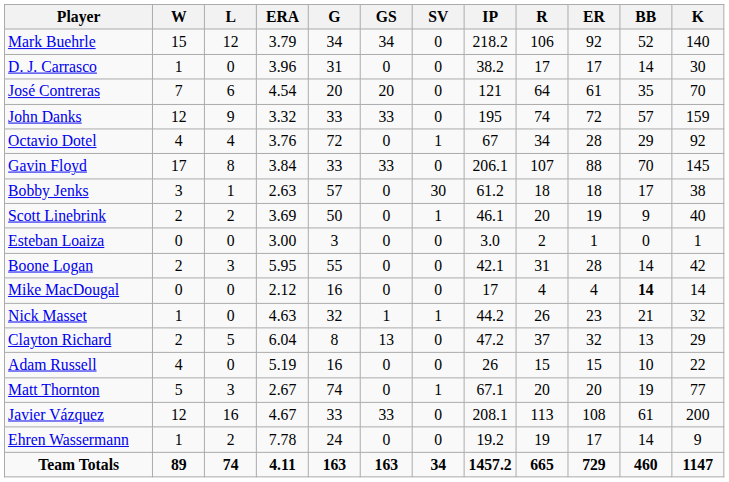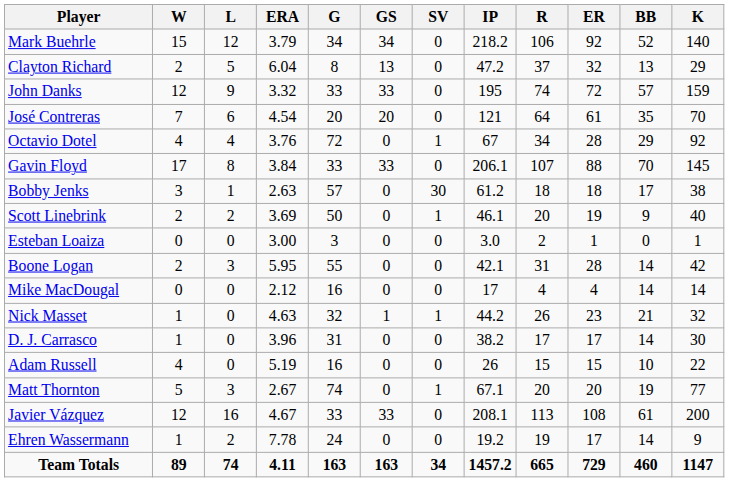rows swapped: (53, 66) <-> (60, 340)
rows swapped: (54, 91) <-> (45, 116)
(646, 290) bold -> (646, 290) normal
